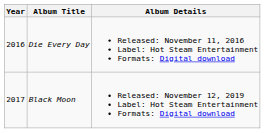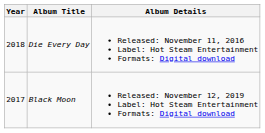(16, 45) 2016 -> (16, 45) 2018
